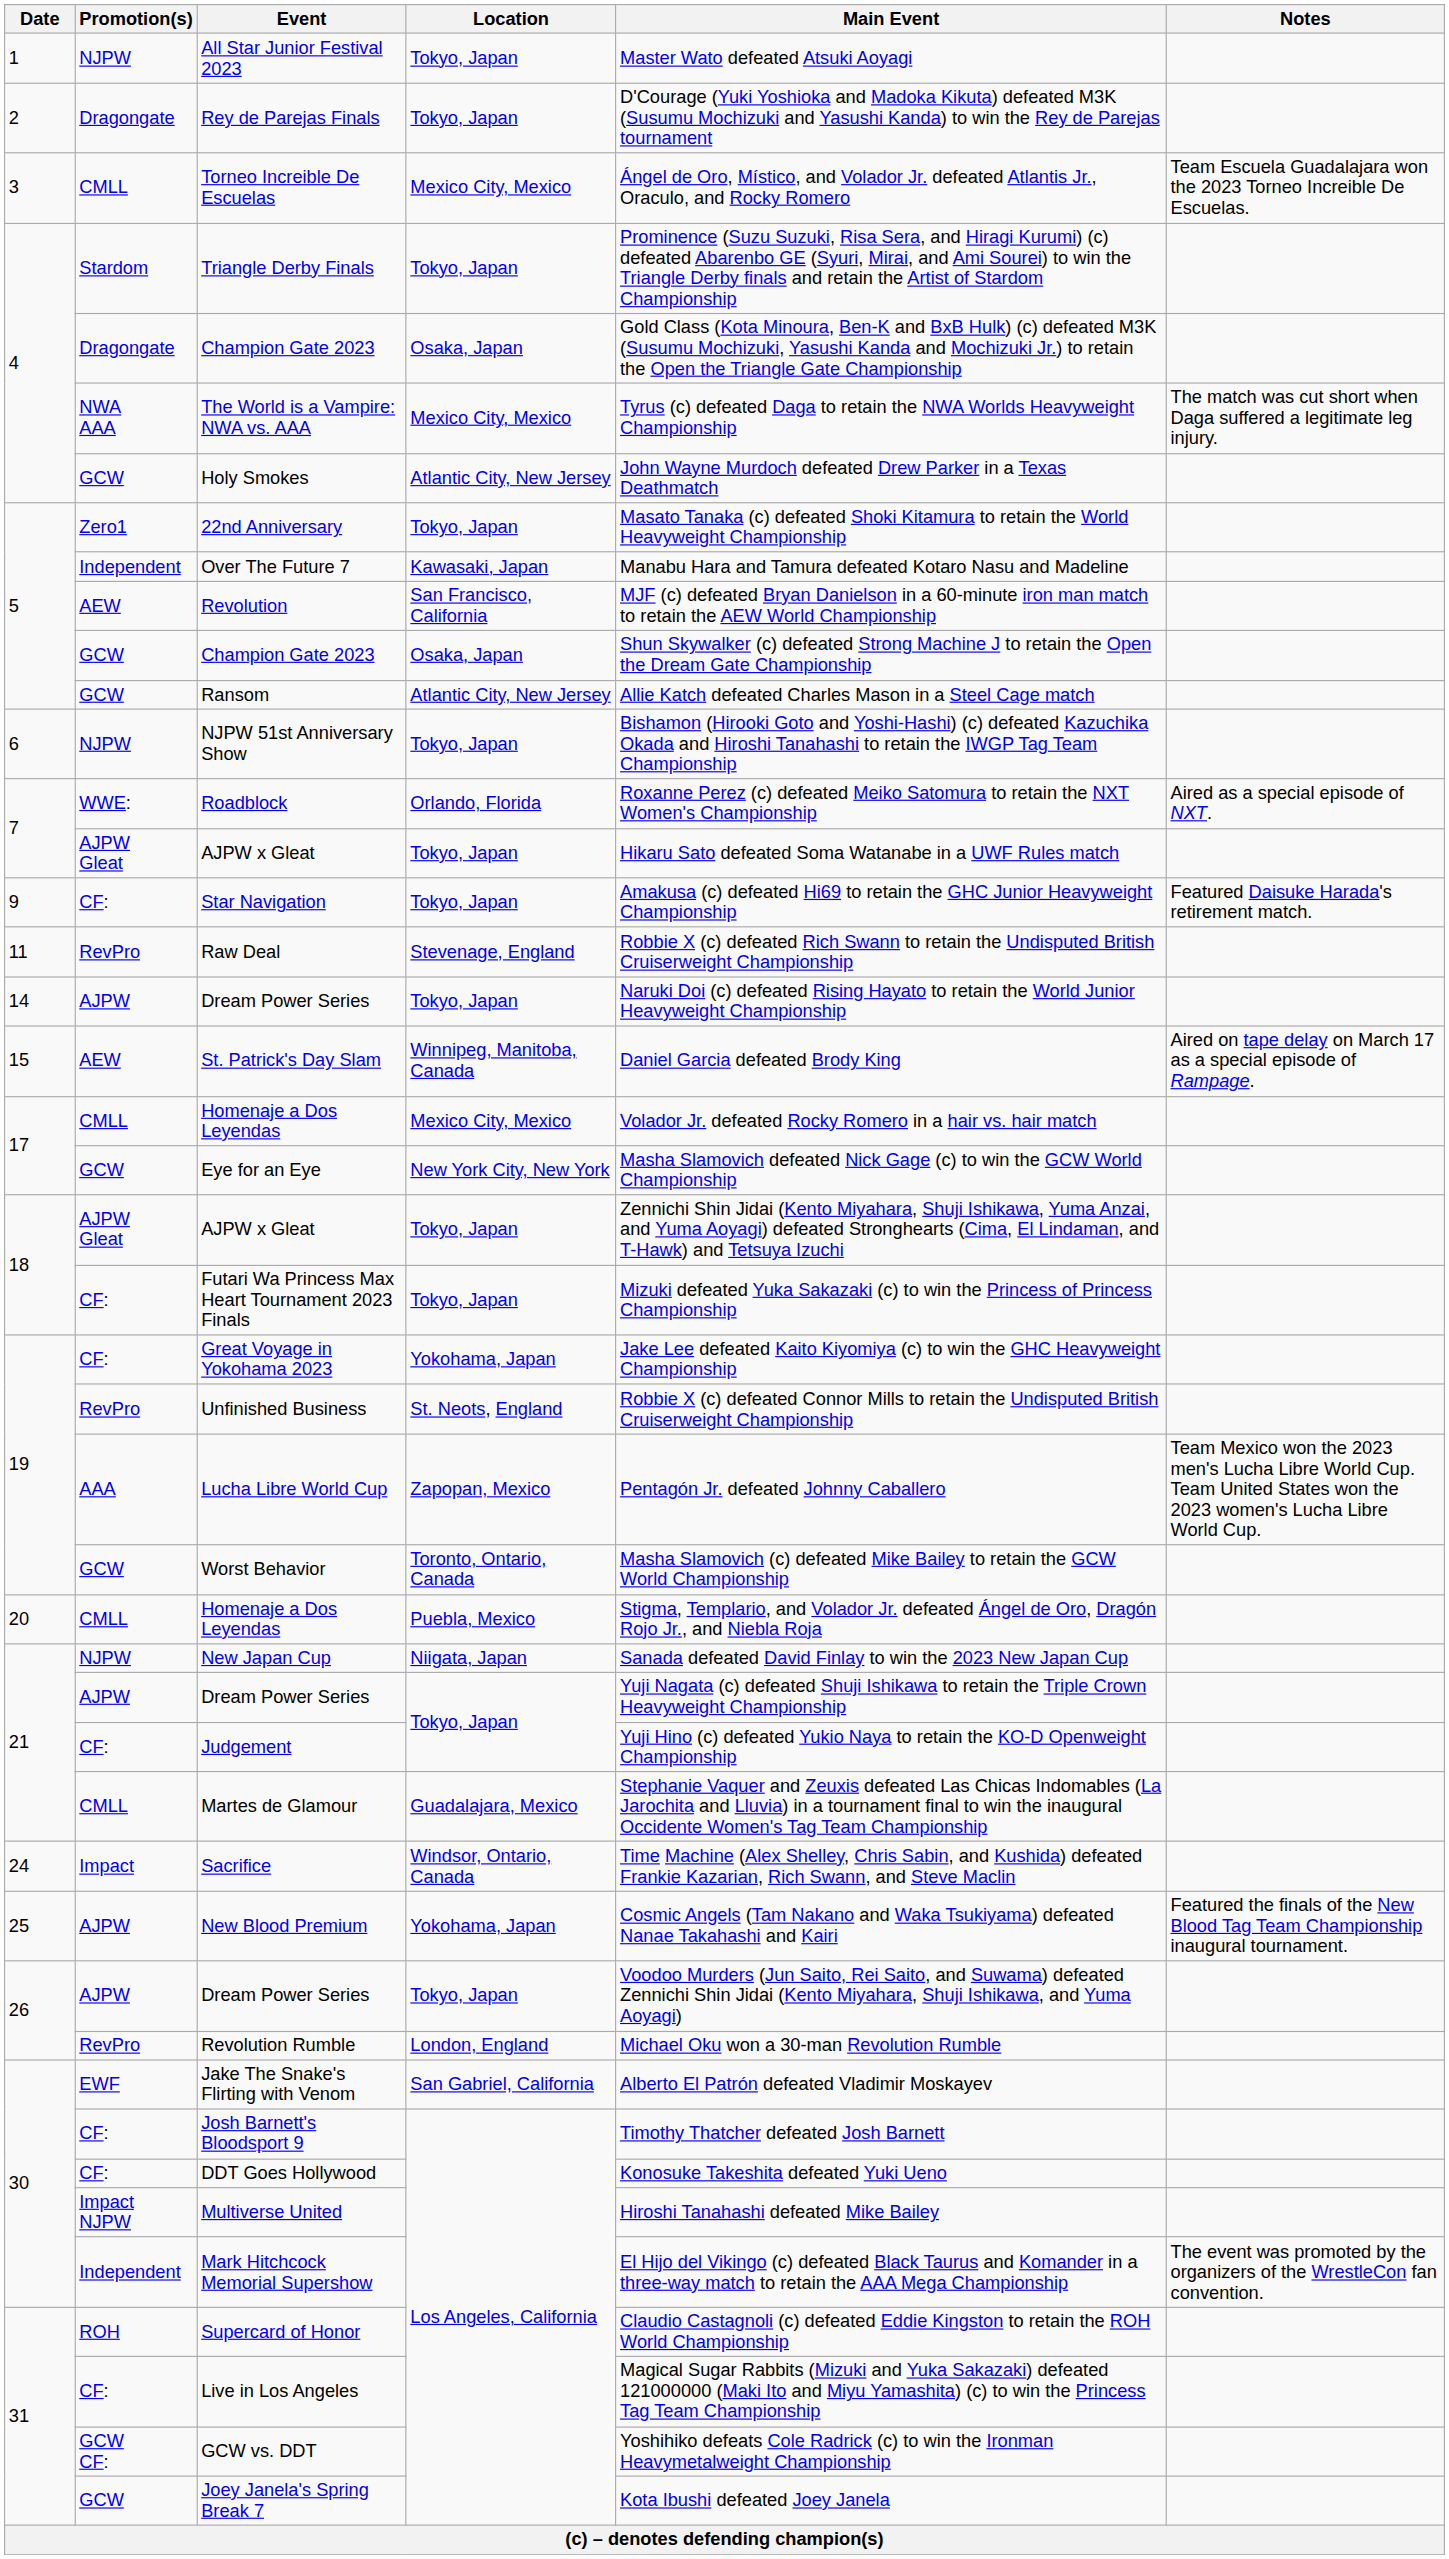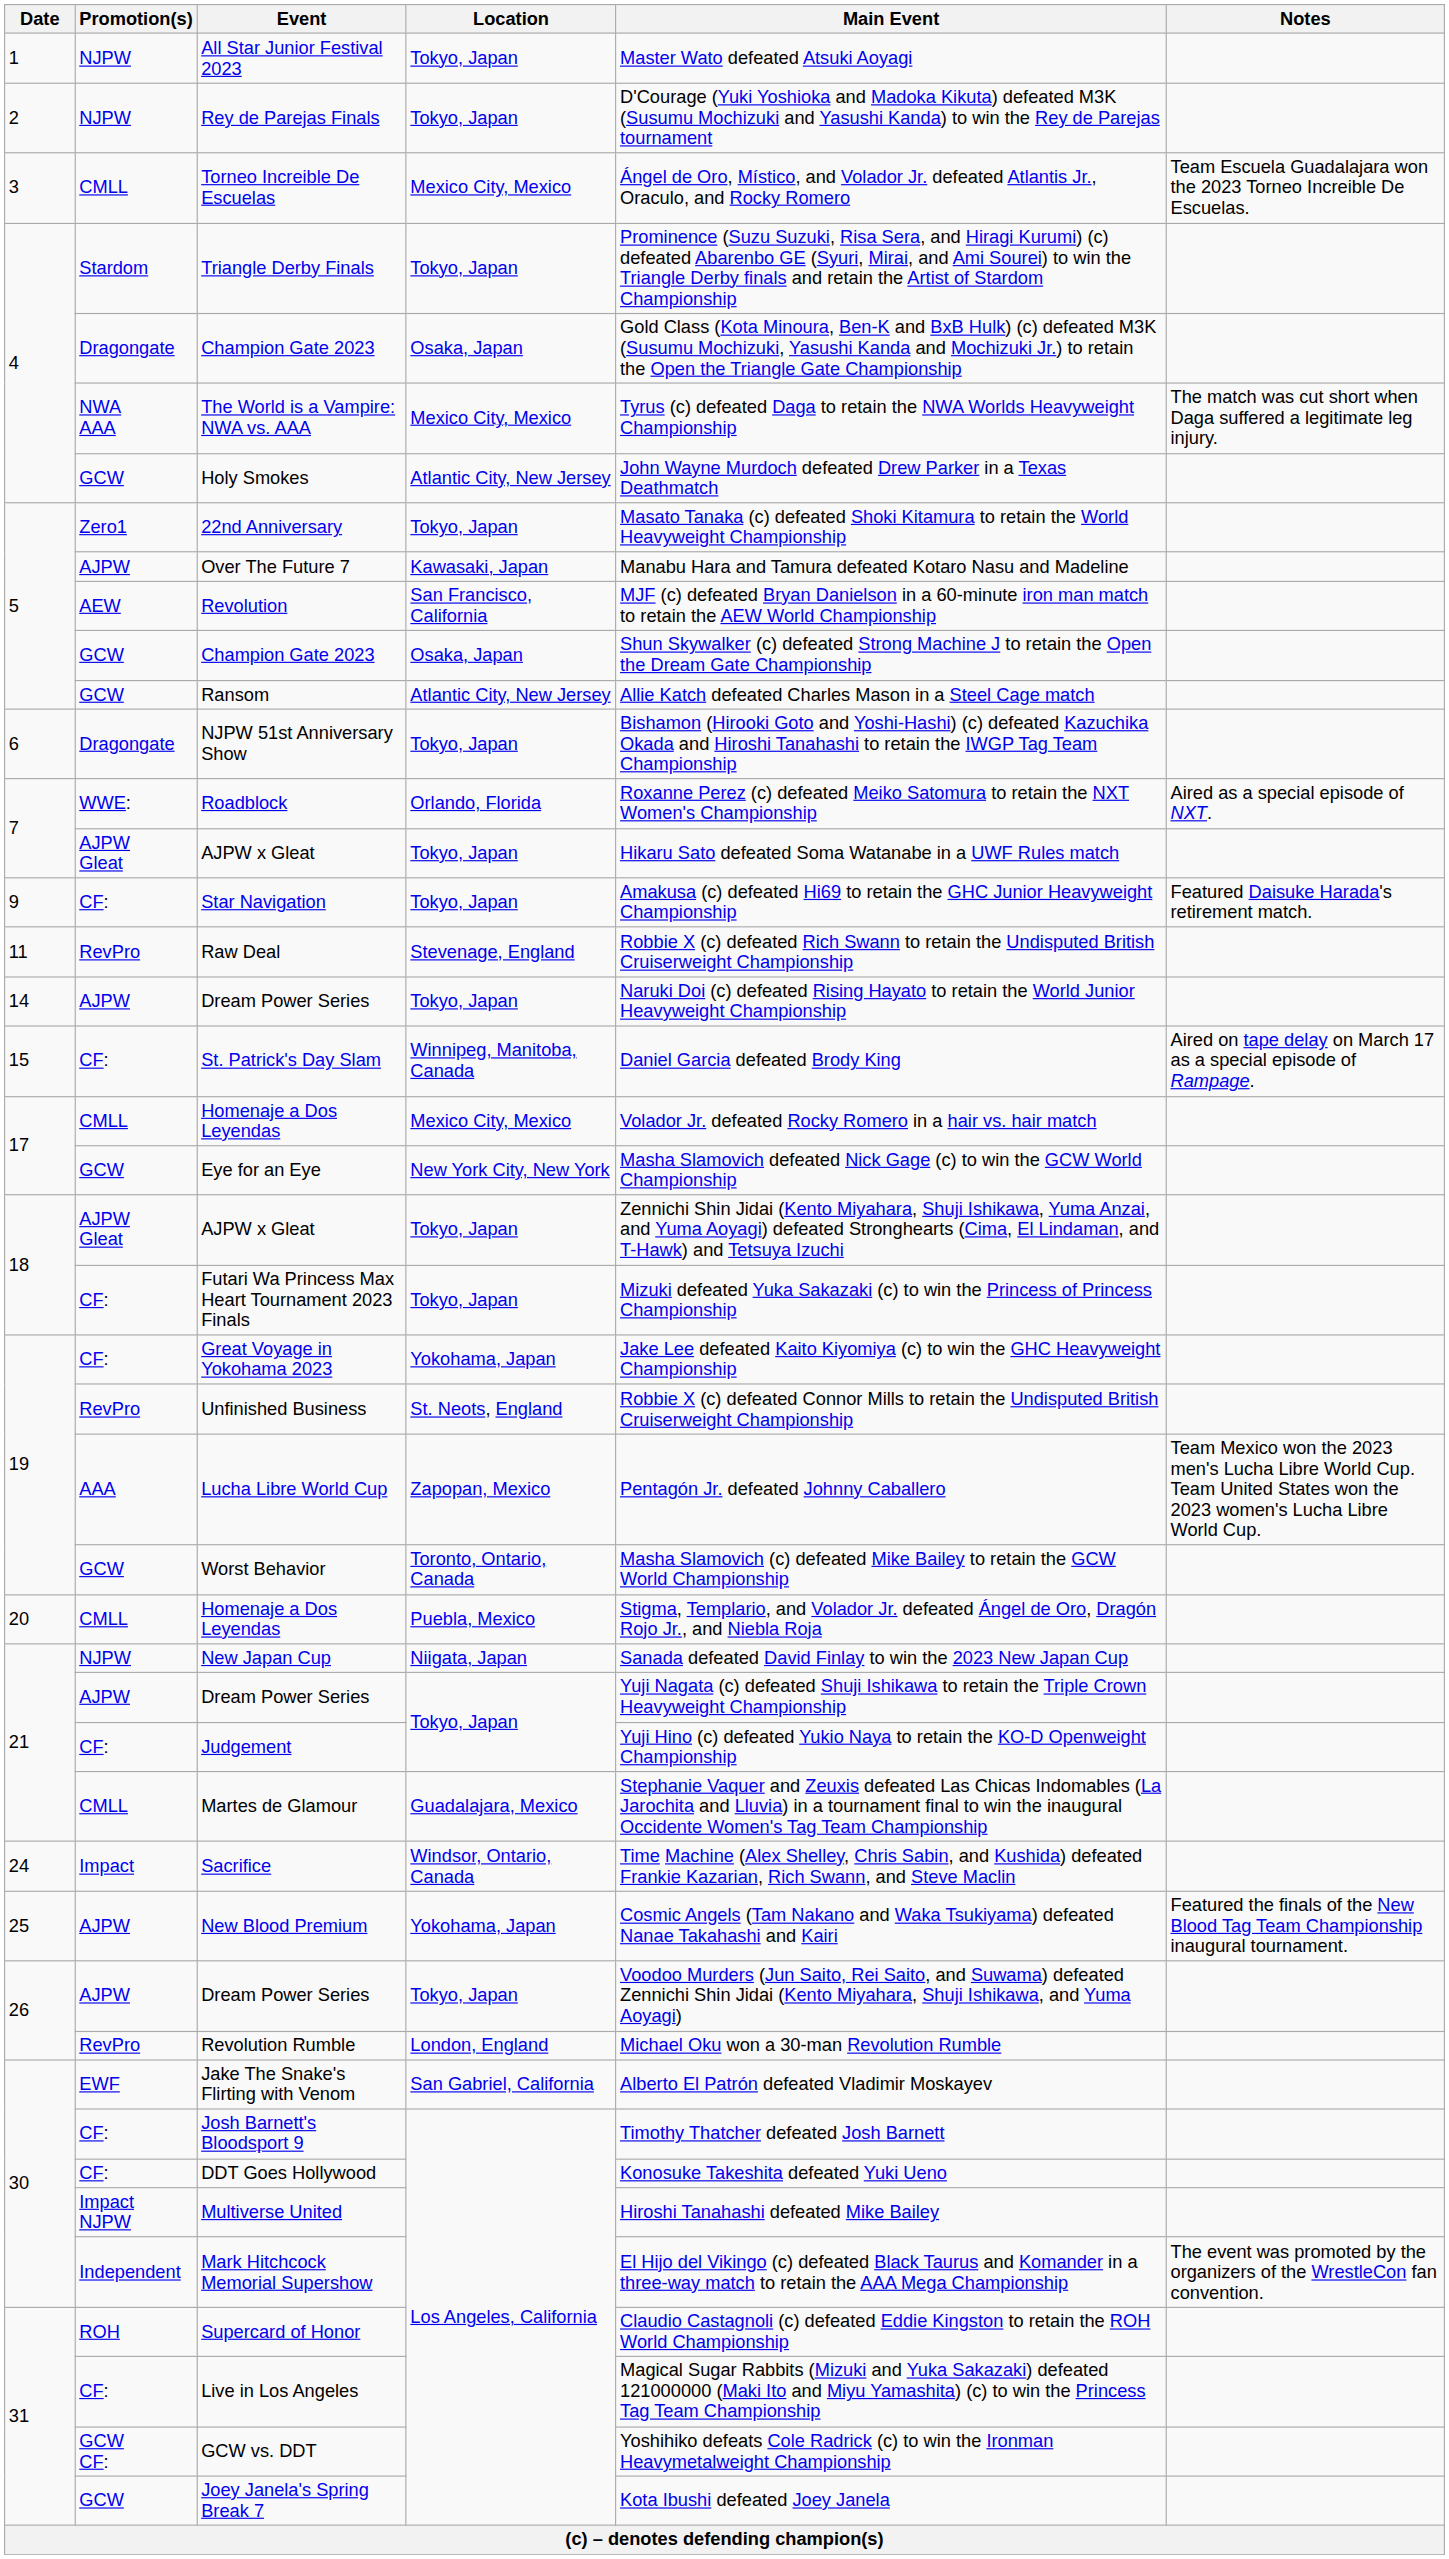(127, 117) Dragongate -> (105, 117) NJPW
(130, 566) Independent -> (105, 566) AJPW
(105, 743) NJPW -> (127, 743) Dragongate
(100, 1061) AEW -> (94, 1061) CF:
